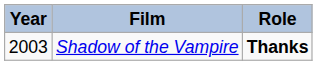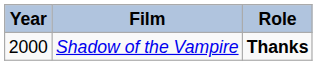(28, 47) 2003 -> (28, 47) 2000
